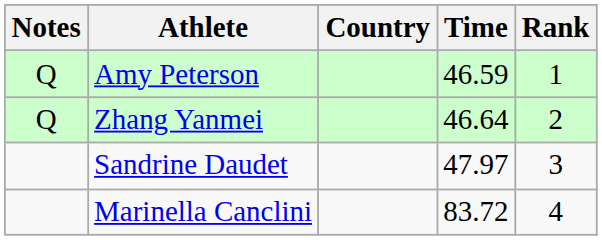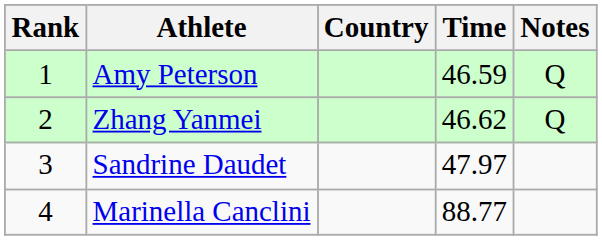columns swapped: (556, 27) <-> (46, 27)
(476, 119) 46.64 -> (474, 119) 46.62
(476, 211) 83.72 -> (474, 211) 88.77
